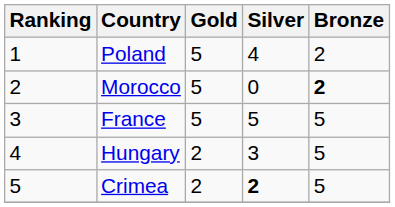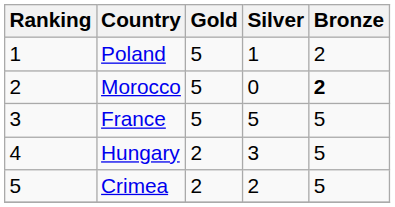(253, 53) 4 -> (253, 53) 1
(253, 185) bold -> (253, 185) normal
